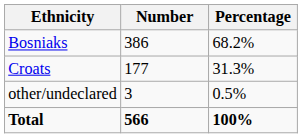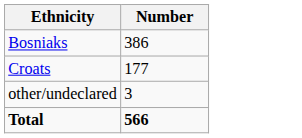- column: (253, 17)
